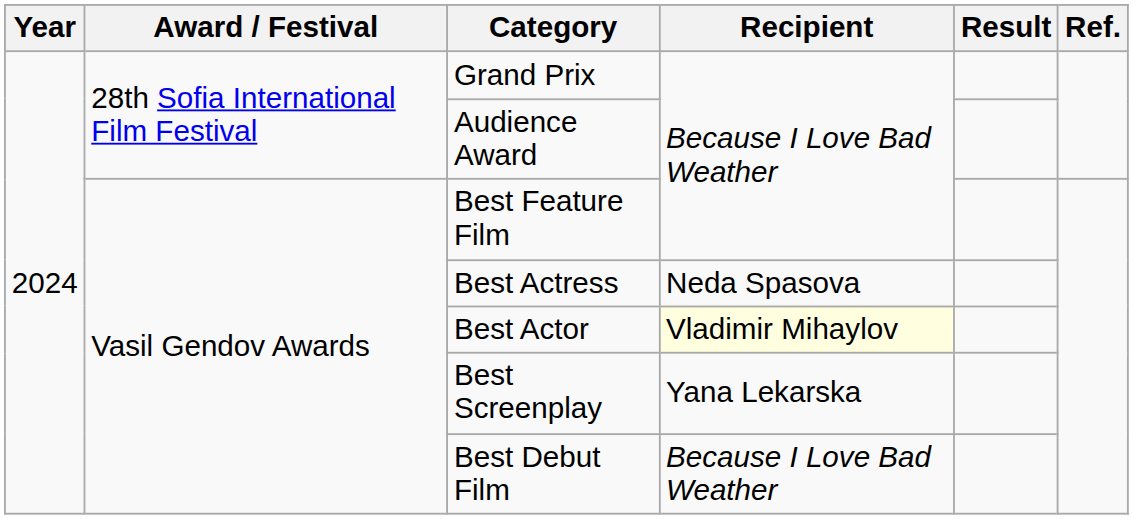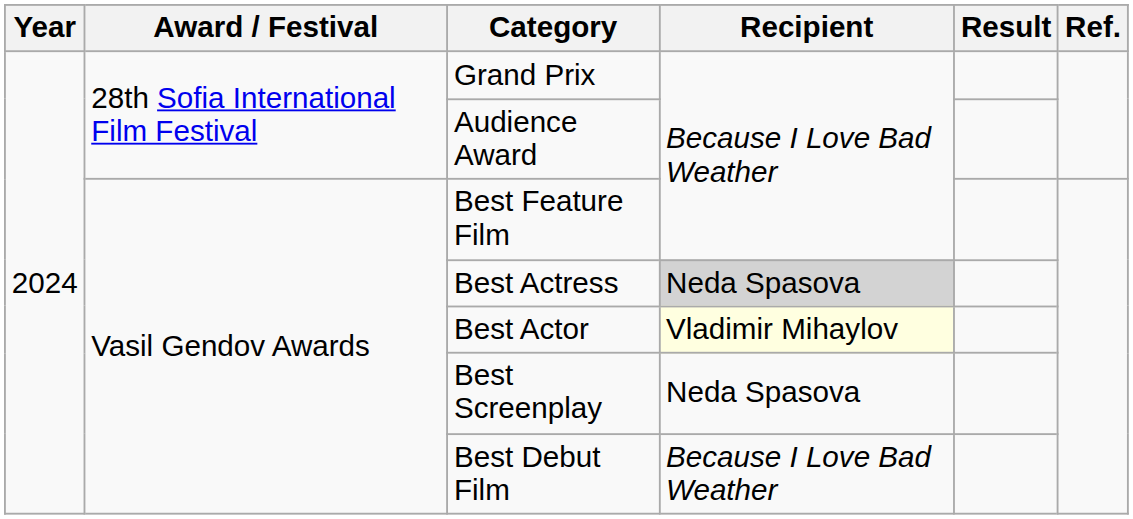(763, 282) no background -> (763, 282) lightgrey background
(764, 392) Yana Lekarska -> (763, 392) Neda Spasova
